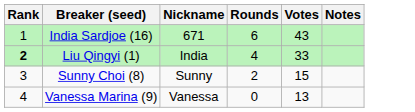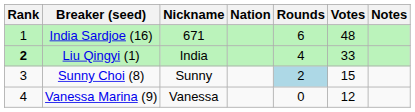+ column: (251, 14)
(302, 35) 43 -> (348, 35) 48
(254, 76) no background -> (301, 76) lightblue background
(302, 96) 13 -> (348, 96) 12
